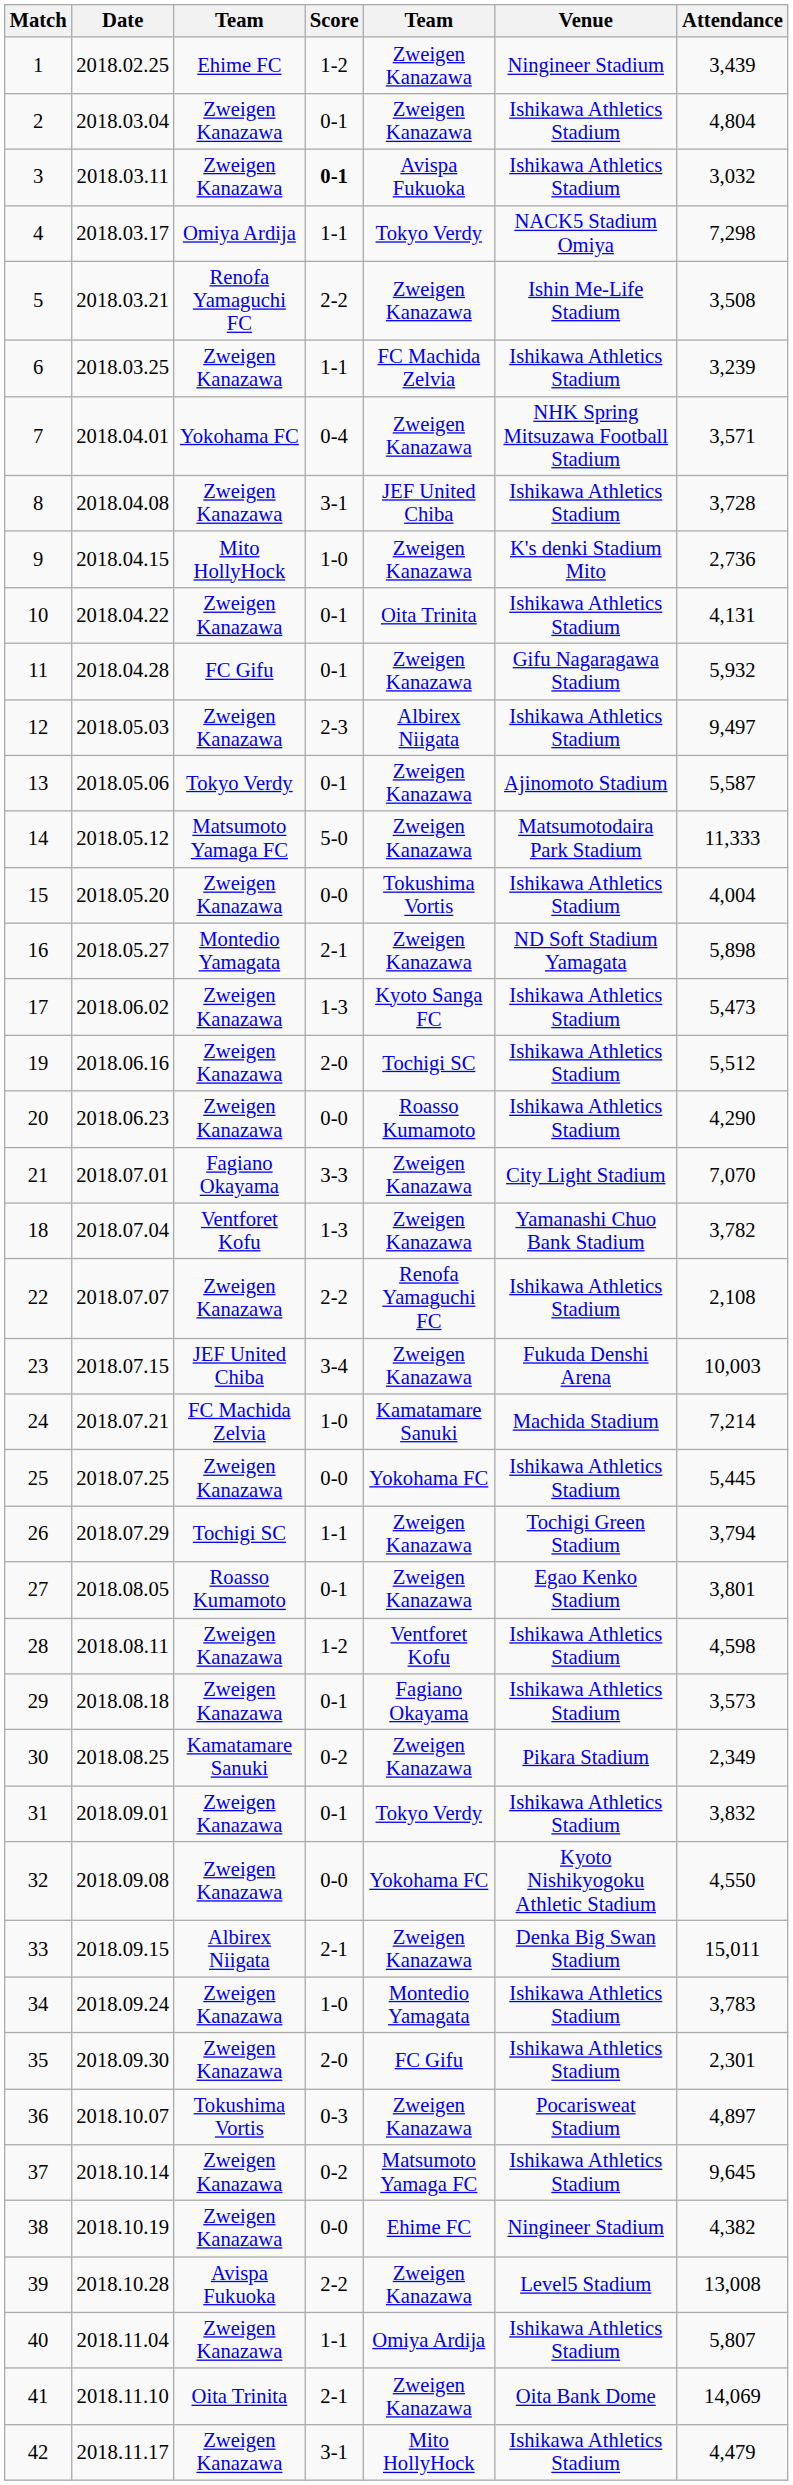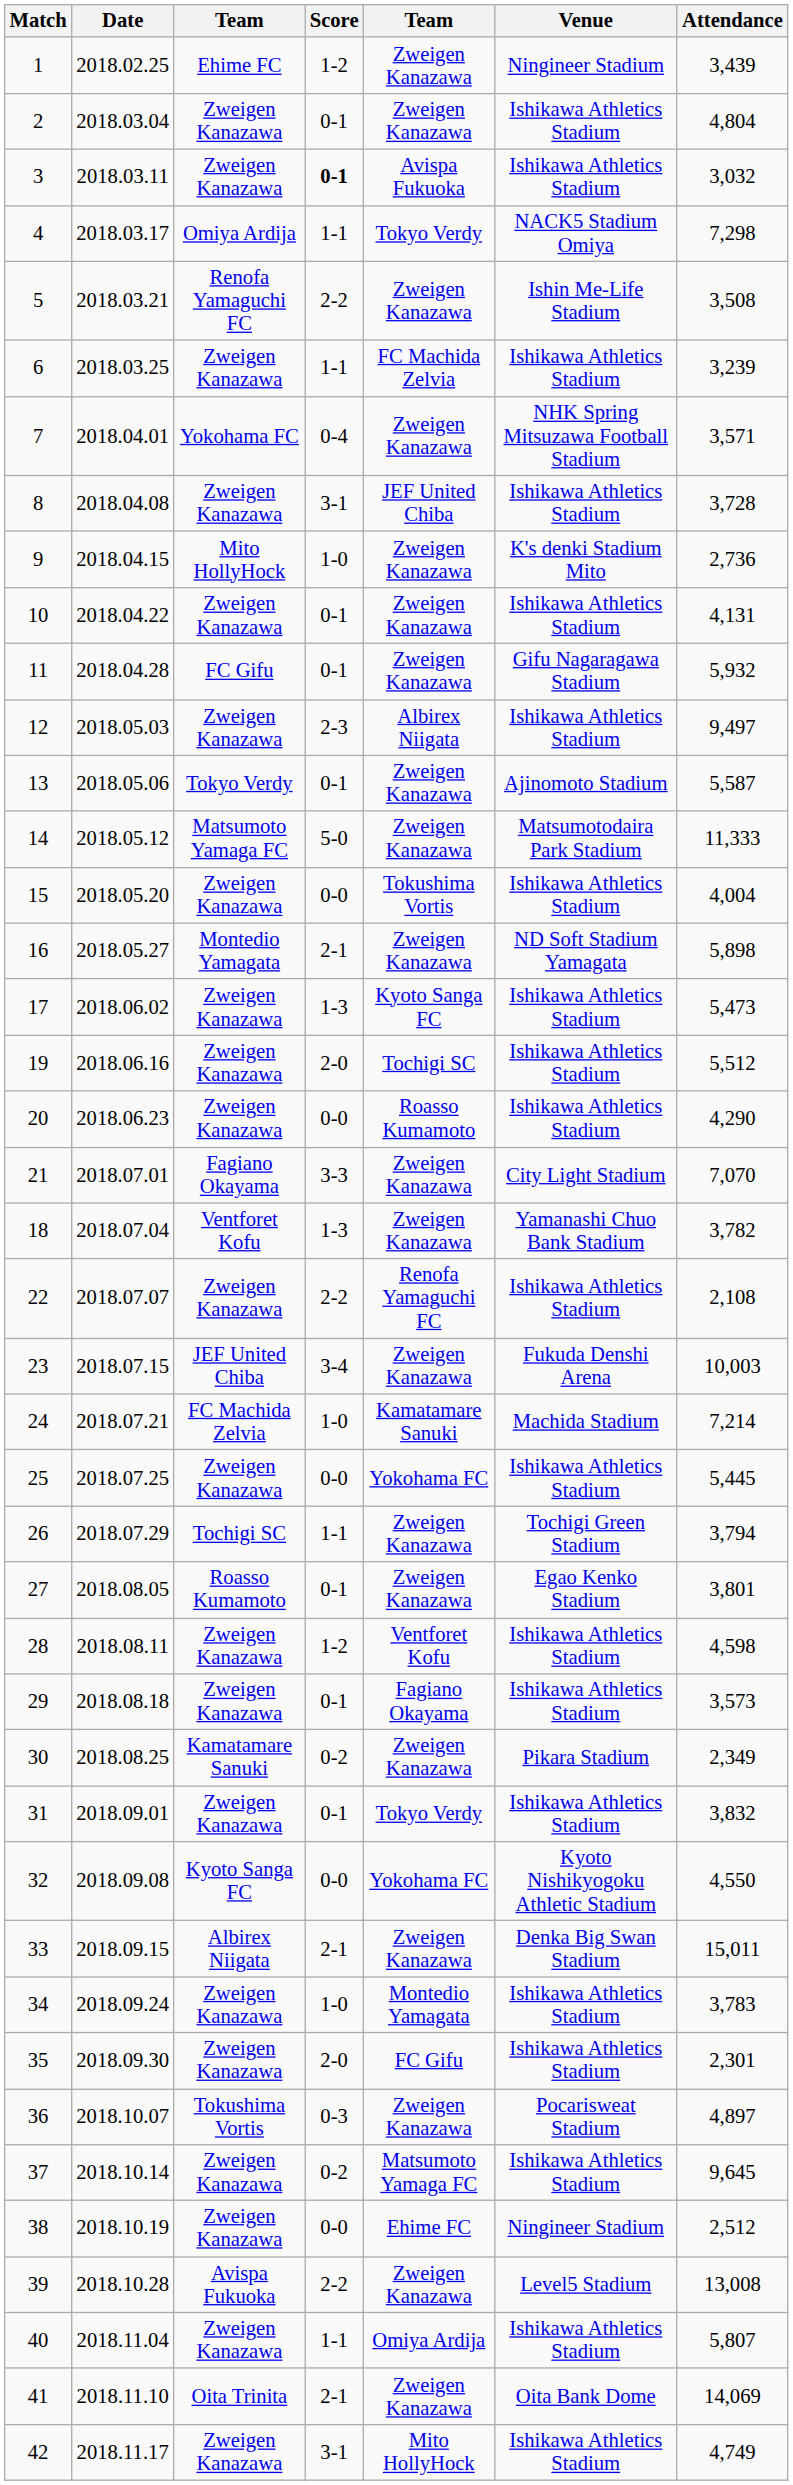(429, 615) Oita Trinita -> (429, 615) Zweigen Kanazawa
(239, 1881) Zweigen Kanazawa -> (239, 1881) Kyoto Sanga FC
(732, 2228) 4,382 -> (732, 2228) 2,512
(732, 2452) 4,479 -> (732, 2452) 4,749
